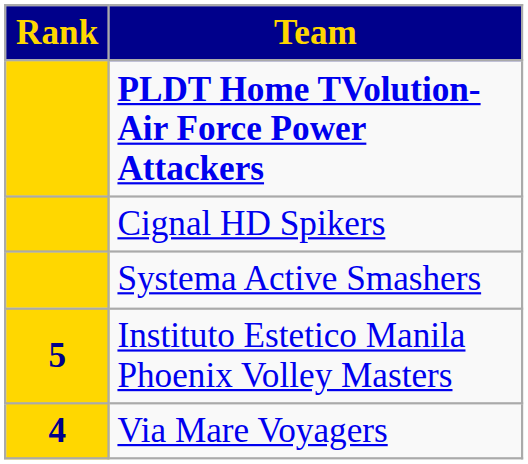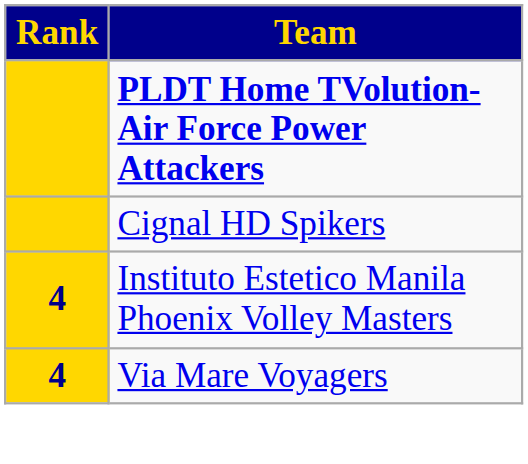- row: (299, 279)
(57, 354) 5 -> (57, 298) 4
